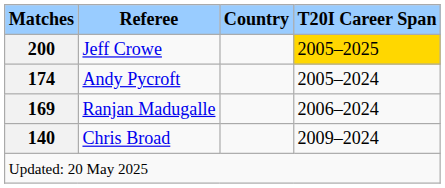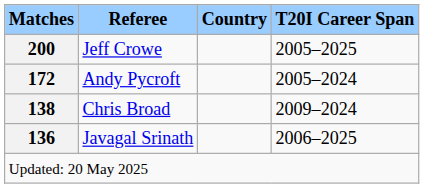(338, 49) gold background -> (316, 49) no background
(41, 79) 174 -> (41, 79) 172
- row: (149, 109)
(41, 138) 140 -> (41, 109) 138
+ row: (138, 138)
